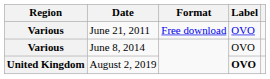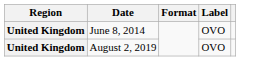- row: (120, 30)
(46, 47) Various -> (46, 30) United Kingdom
(244, 64) bold -> (213, 47) normal
